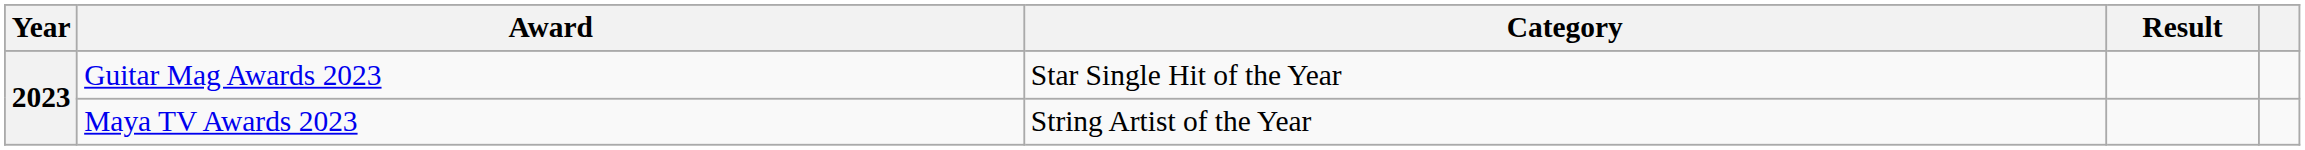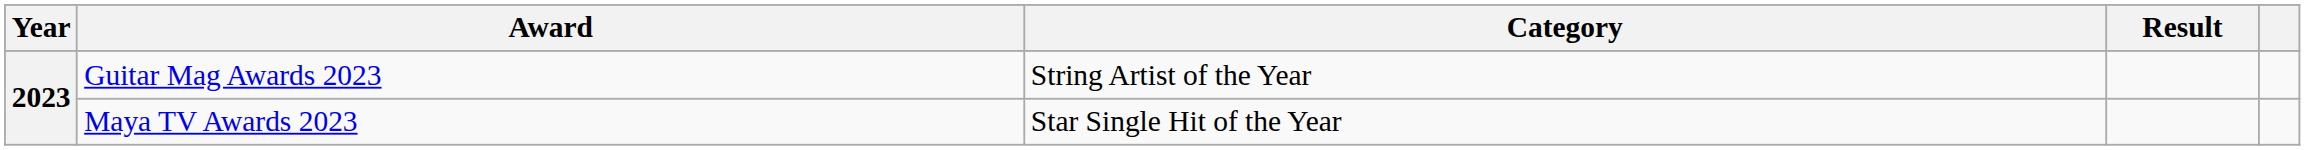(1186, 74) Star Single Hit of the Year -> (1171, 74) String Artist of the Year
(1171, 121) String Artist of the Year -> (1186, 121) Star Single Hit of the Year
